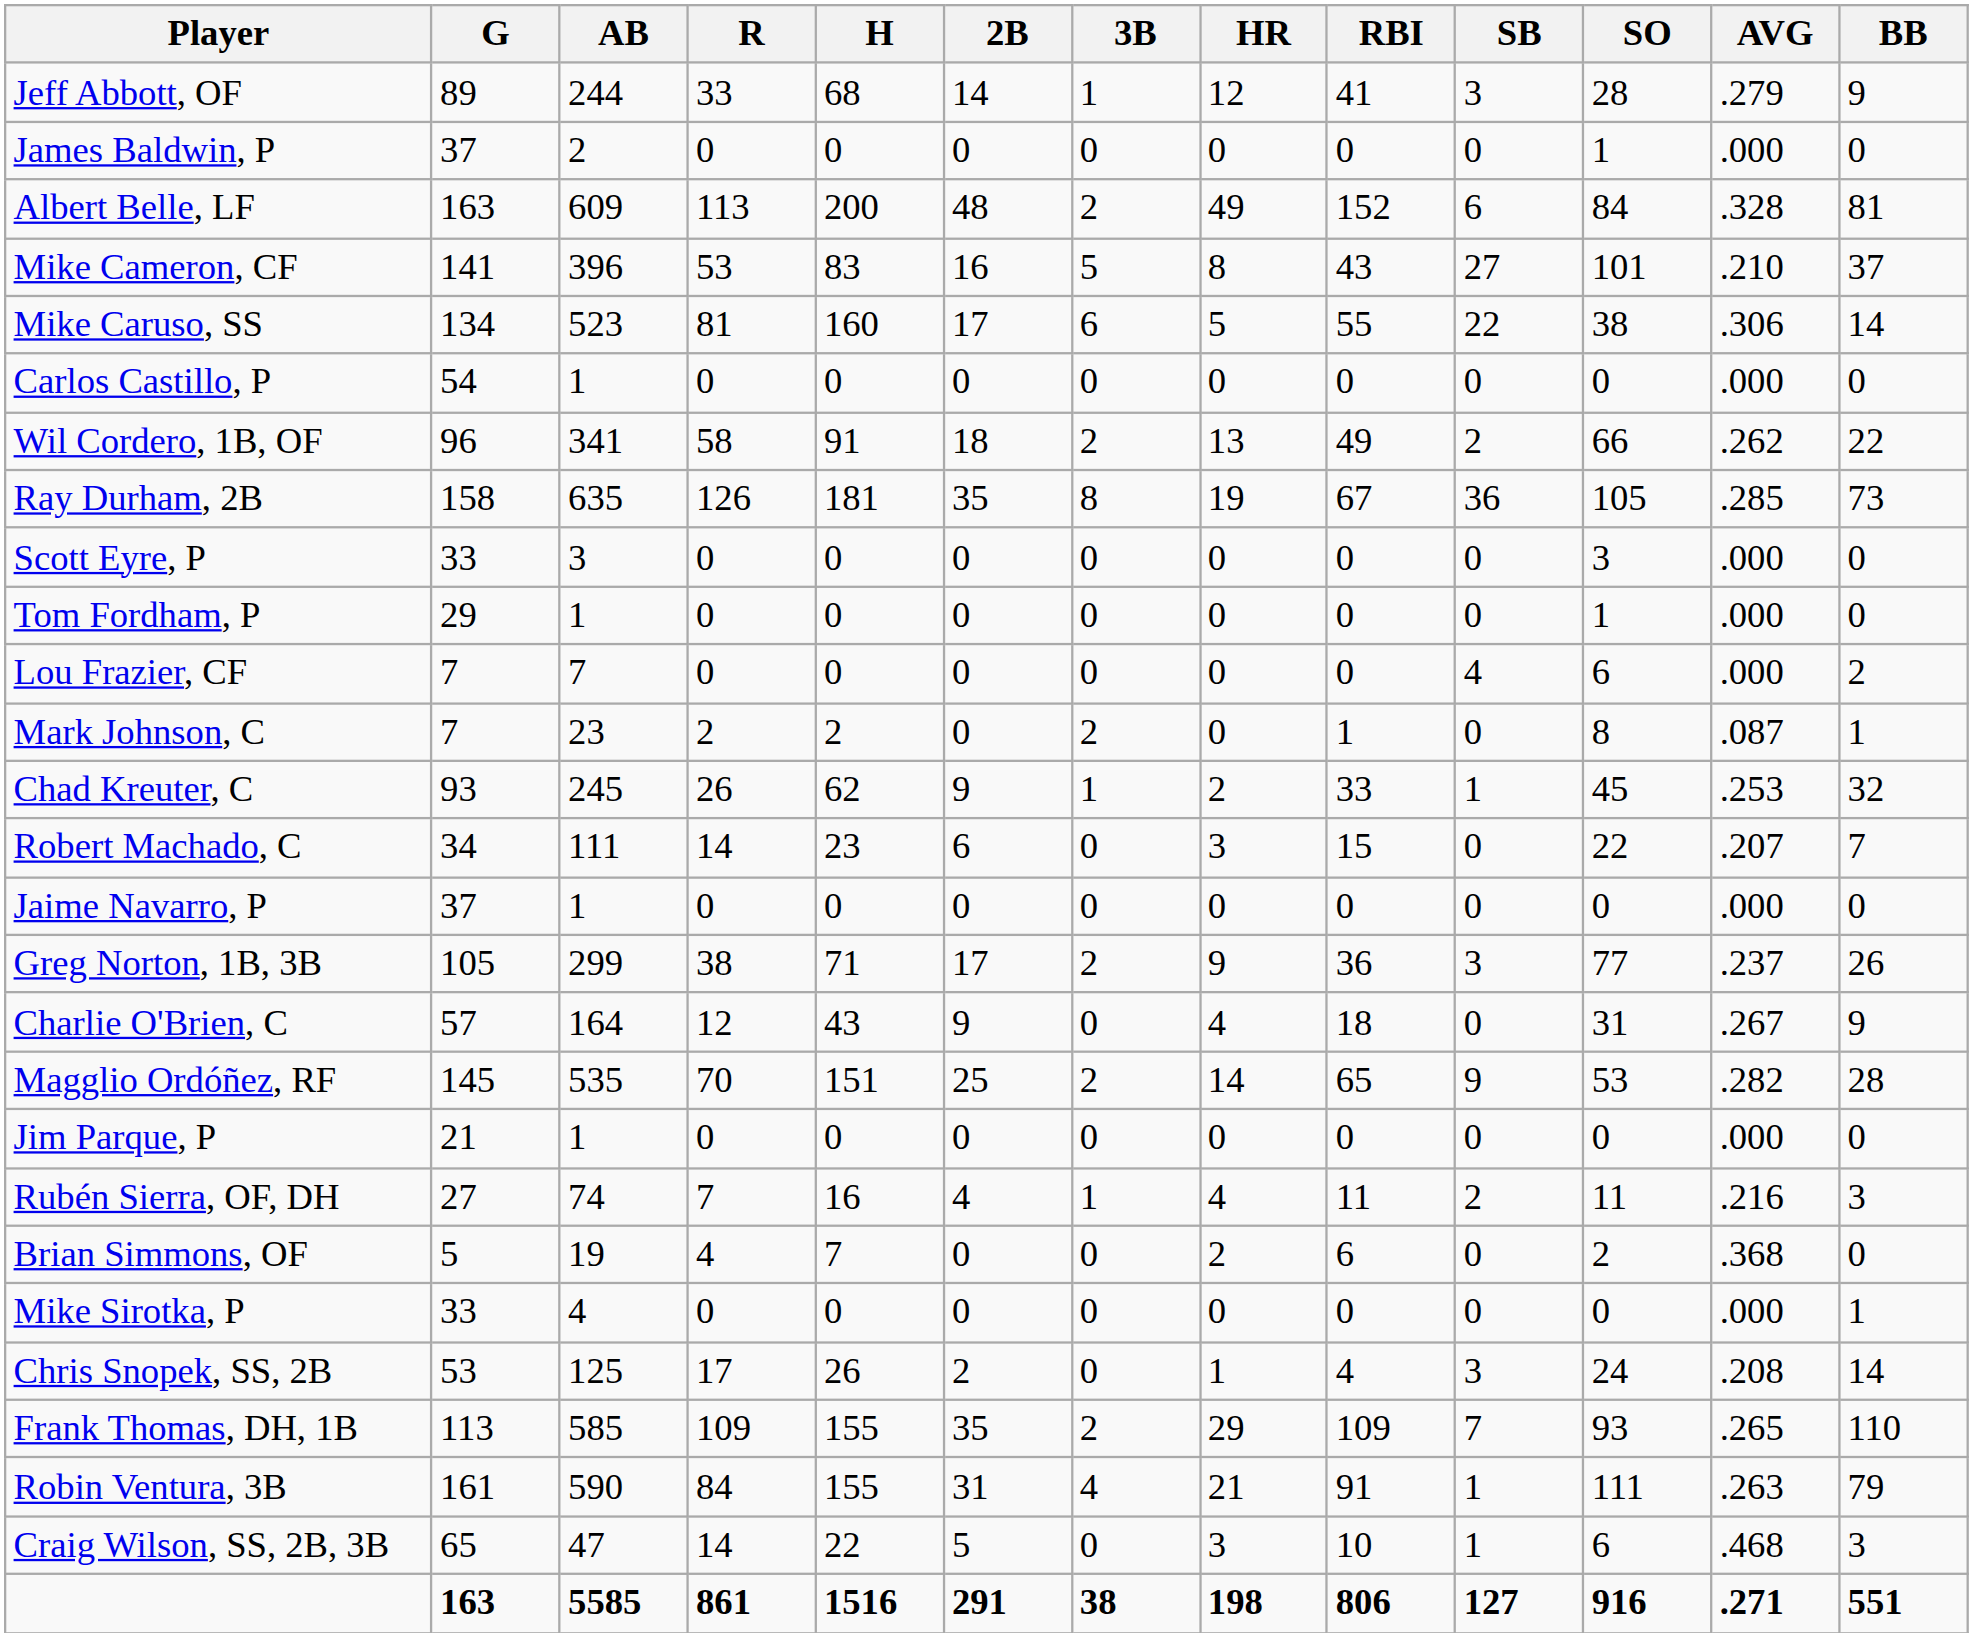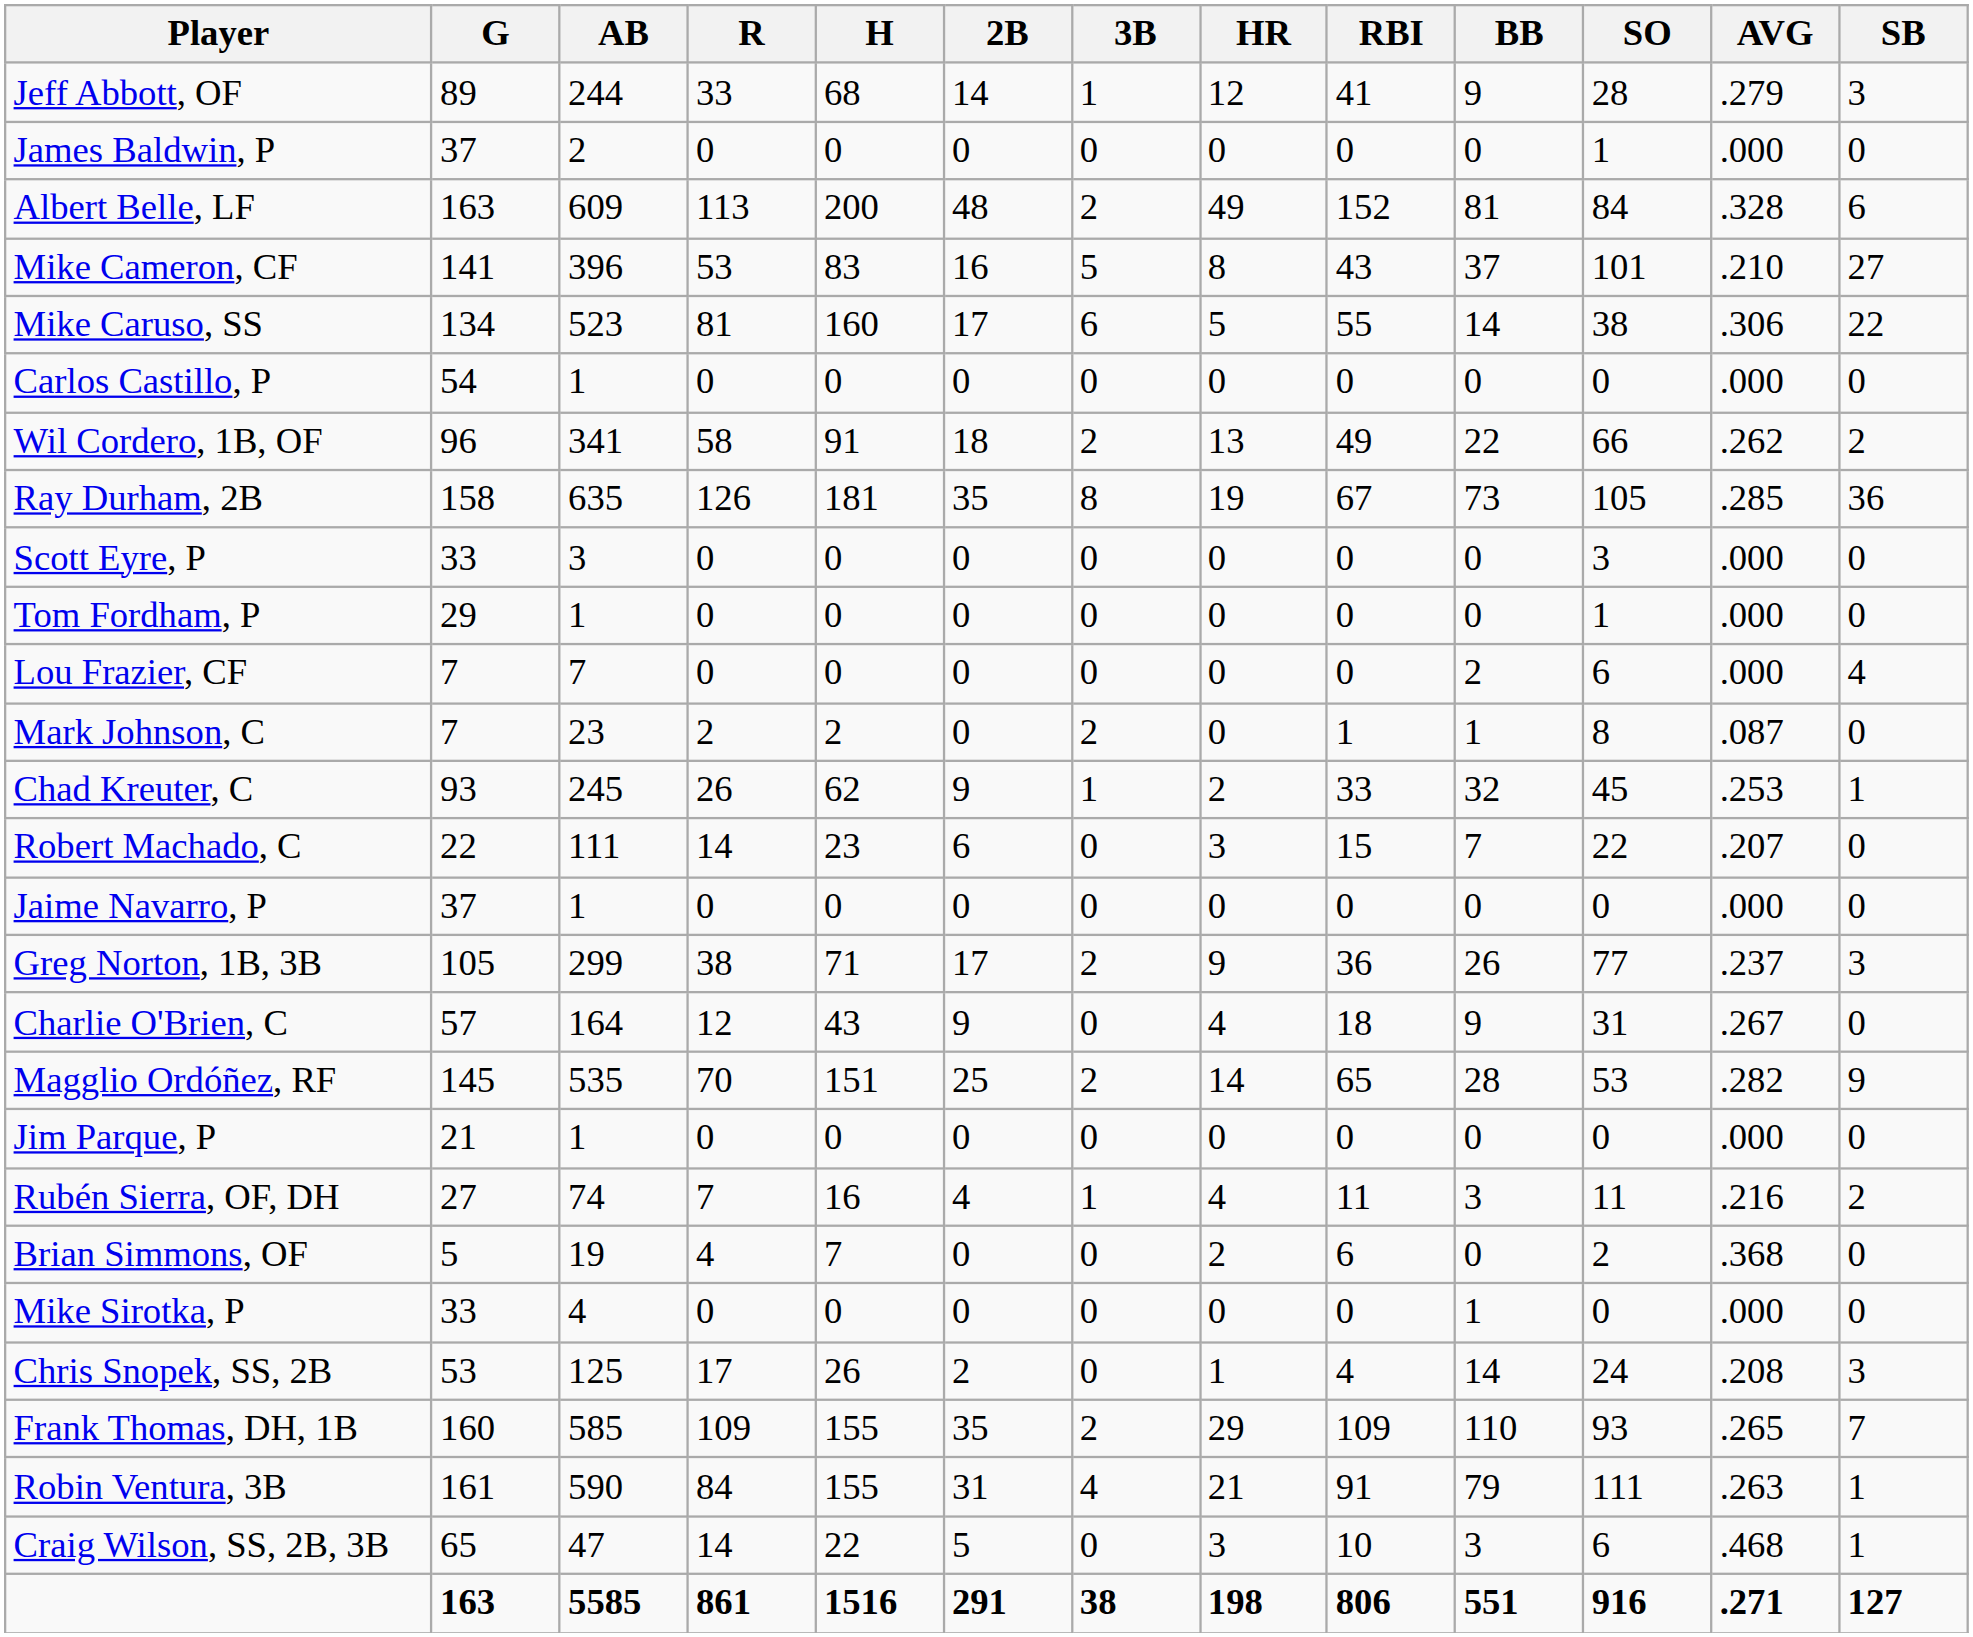columns swapped: (1903, 33) <-> (1519, 33)
(458, 847) 34 -> (458, 847) 22
(467, 1428) 113 -> (468, 1428) 160
